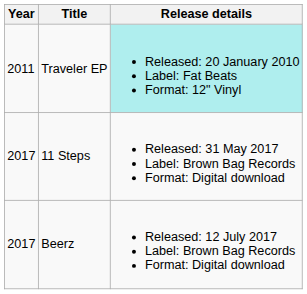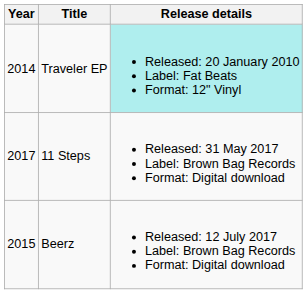(21, 68) 2011 -> (21, 68) 2014
(21, 244) 2017 -> (21, 244) 2015
